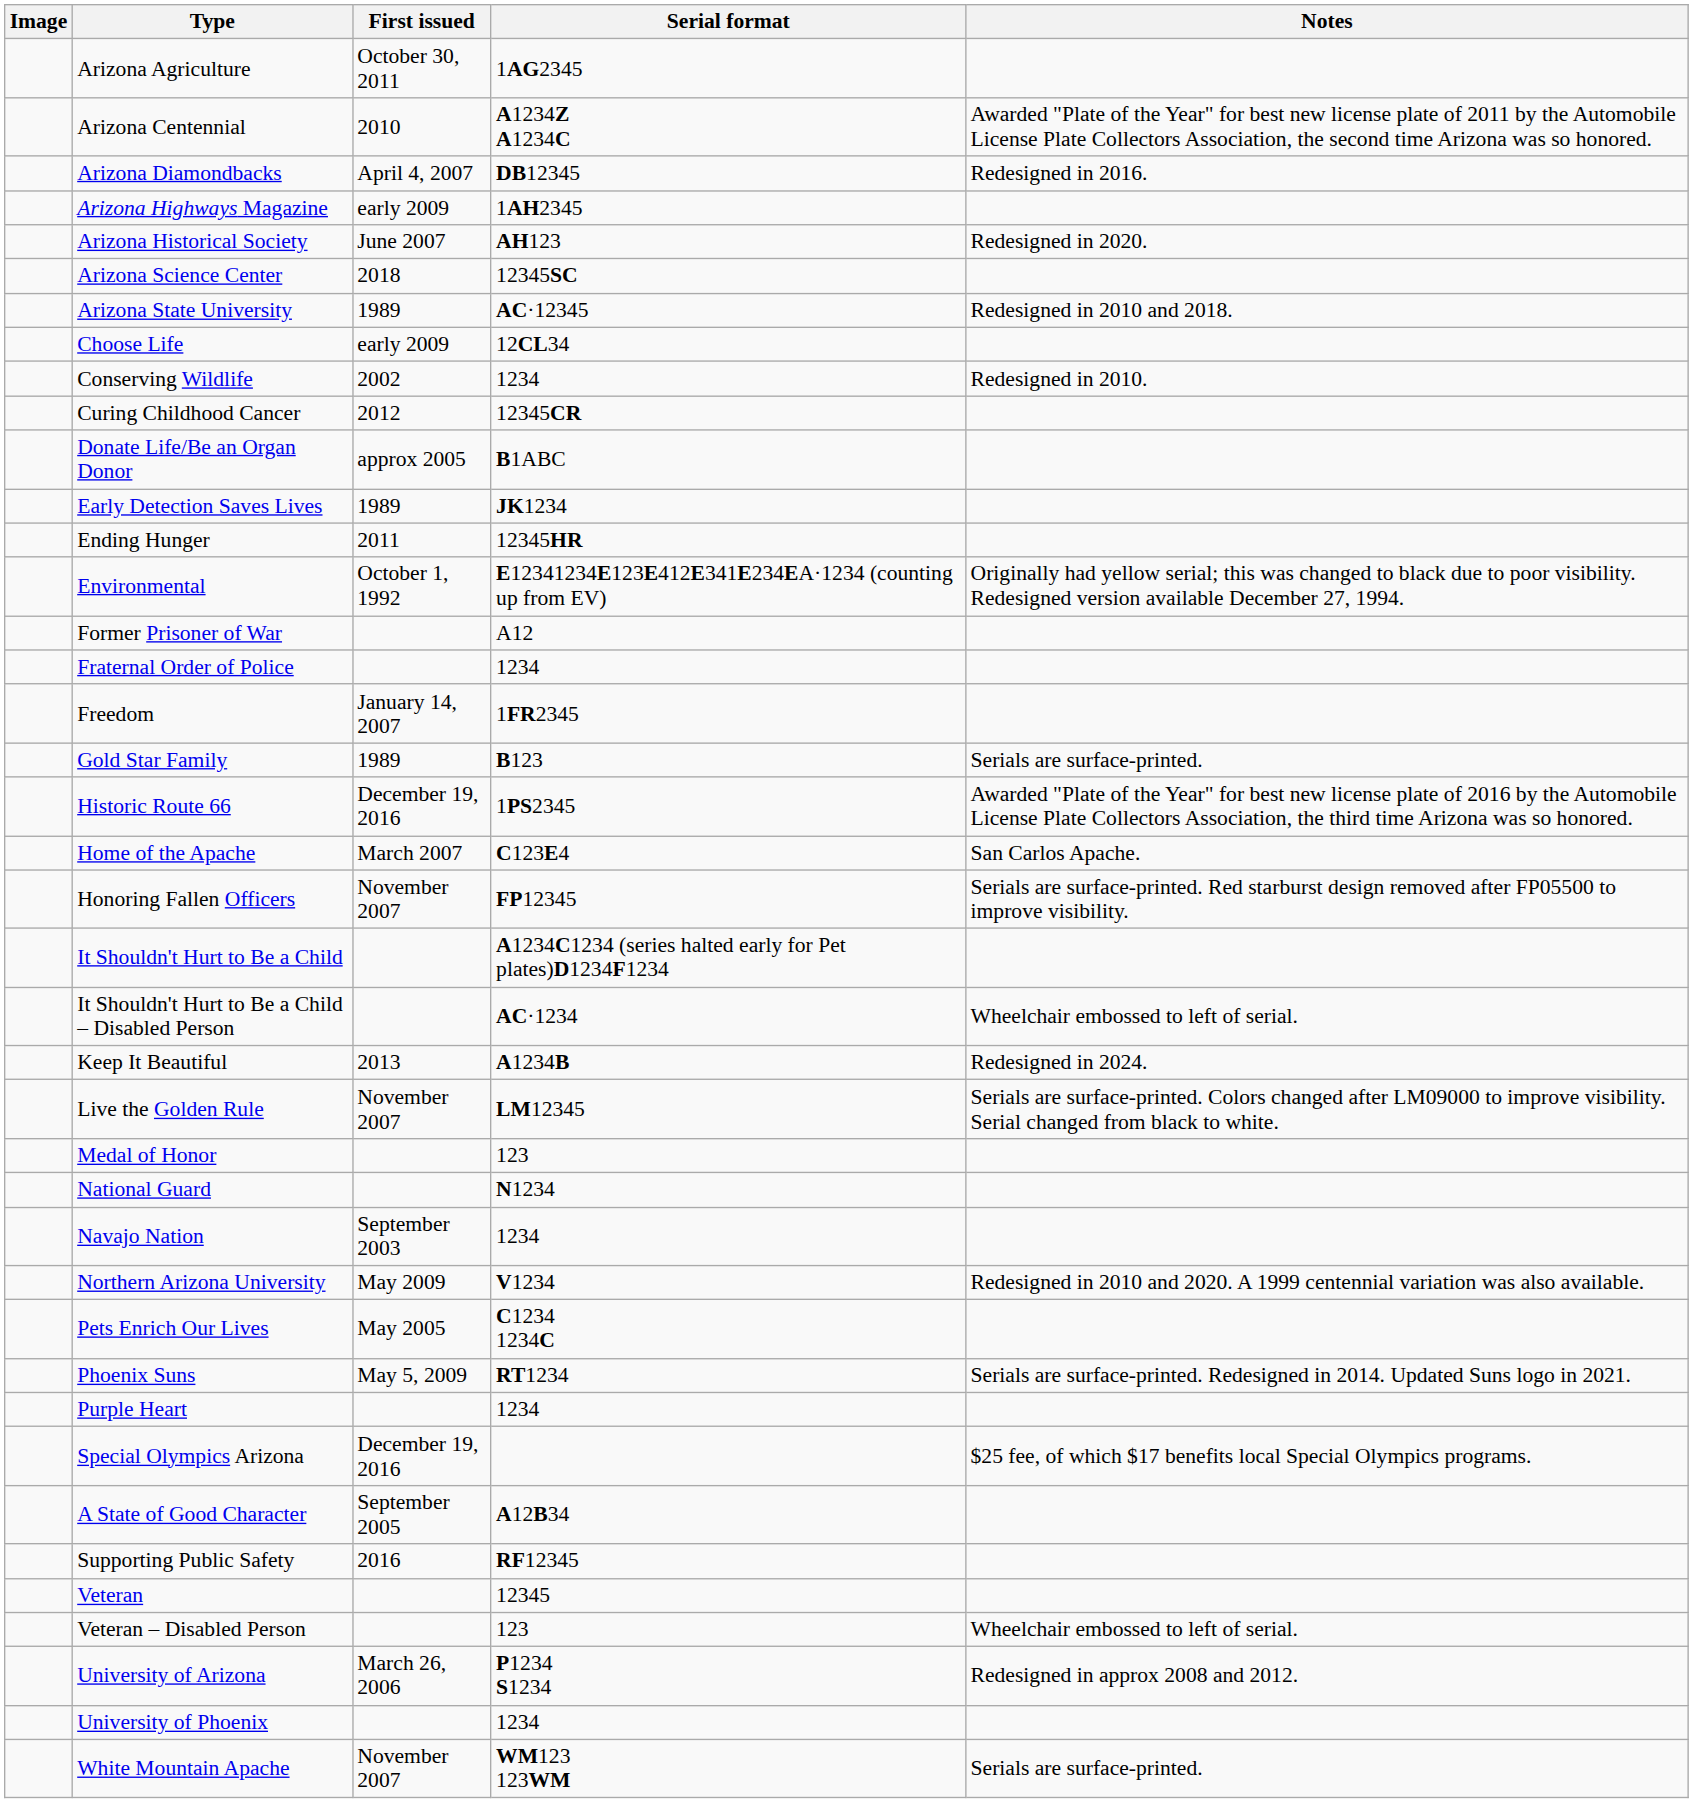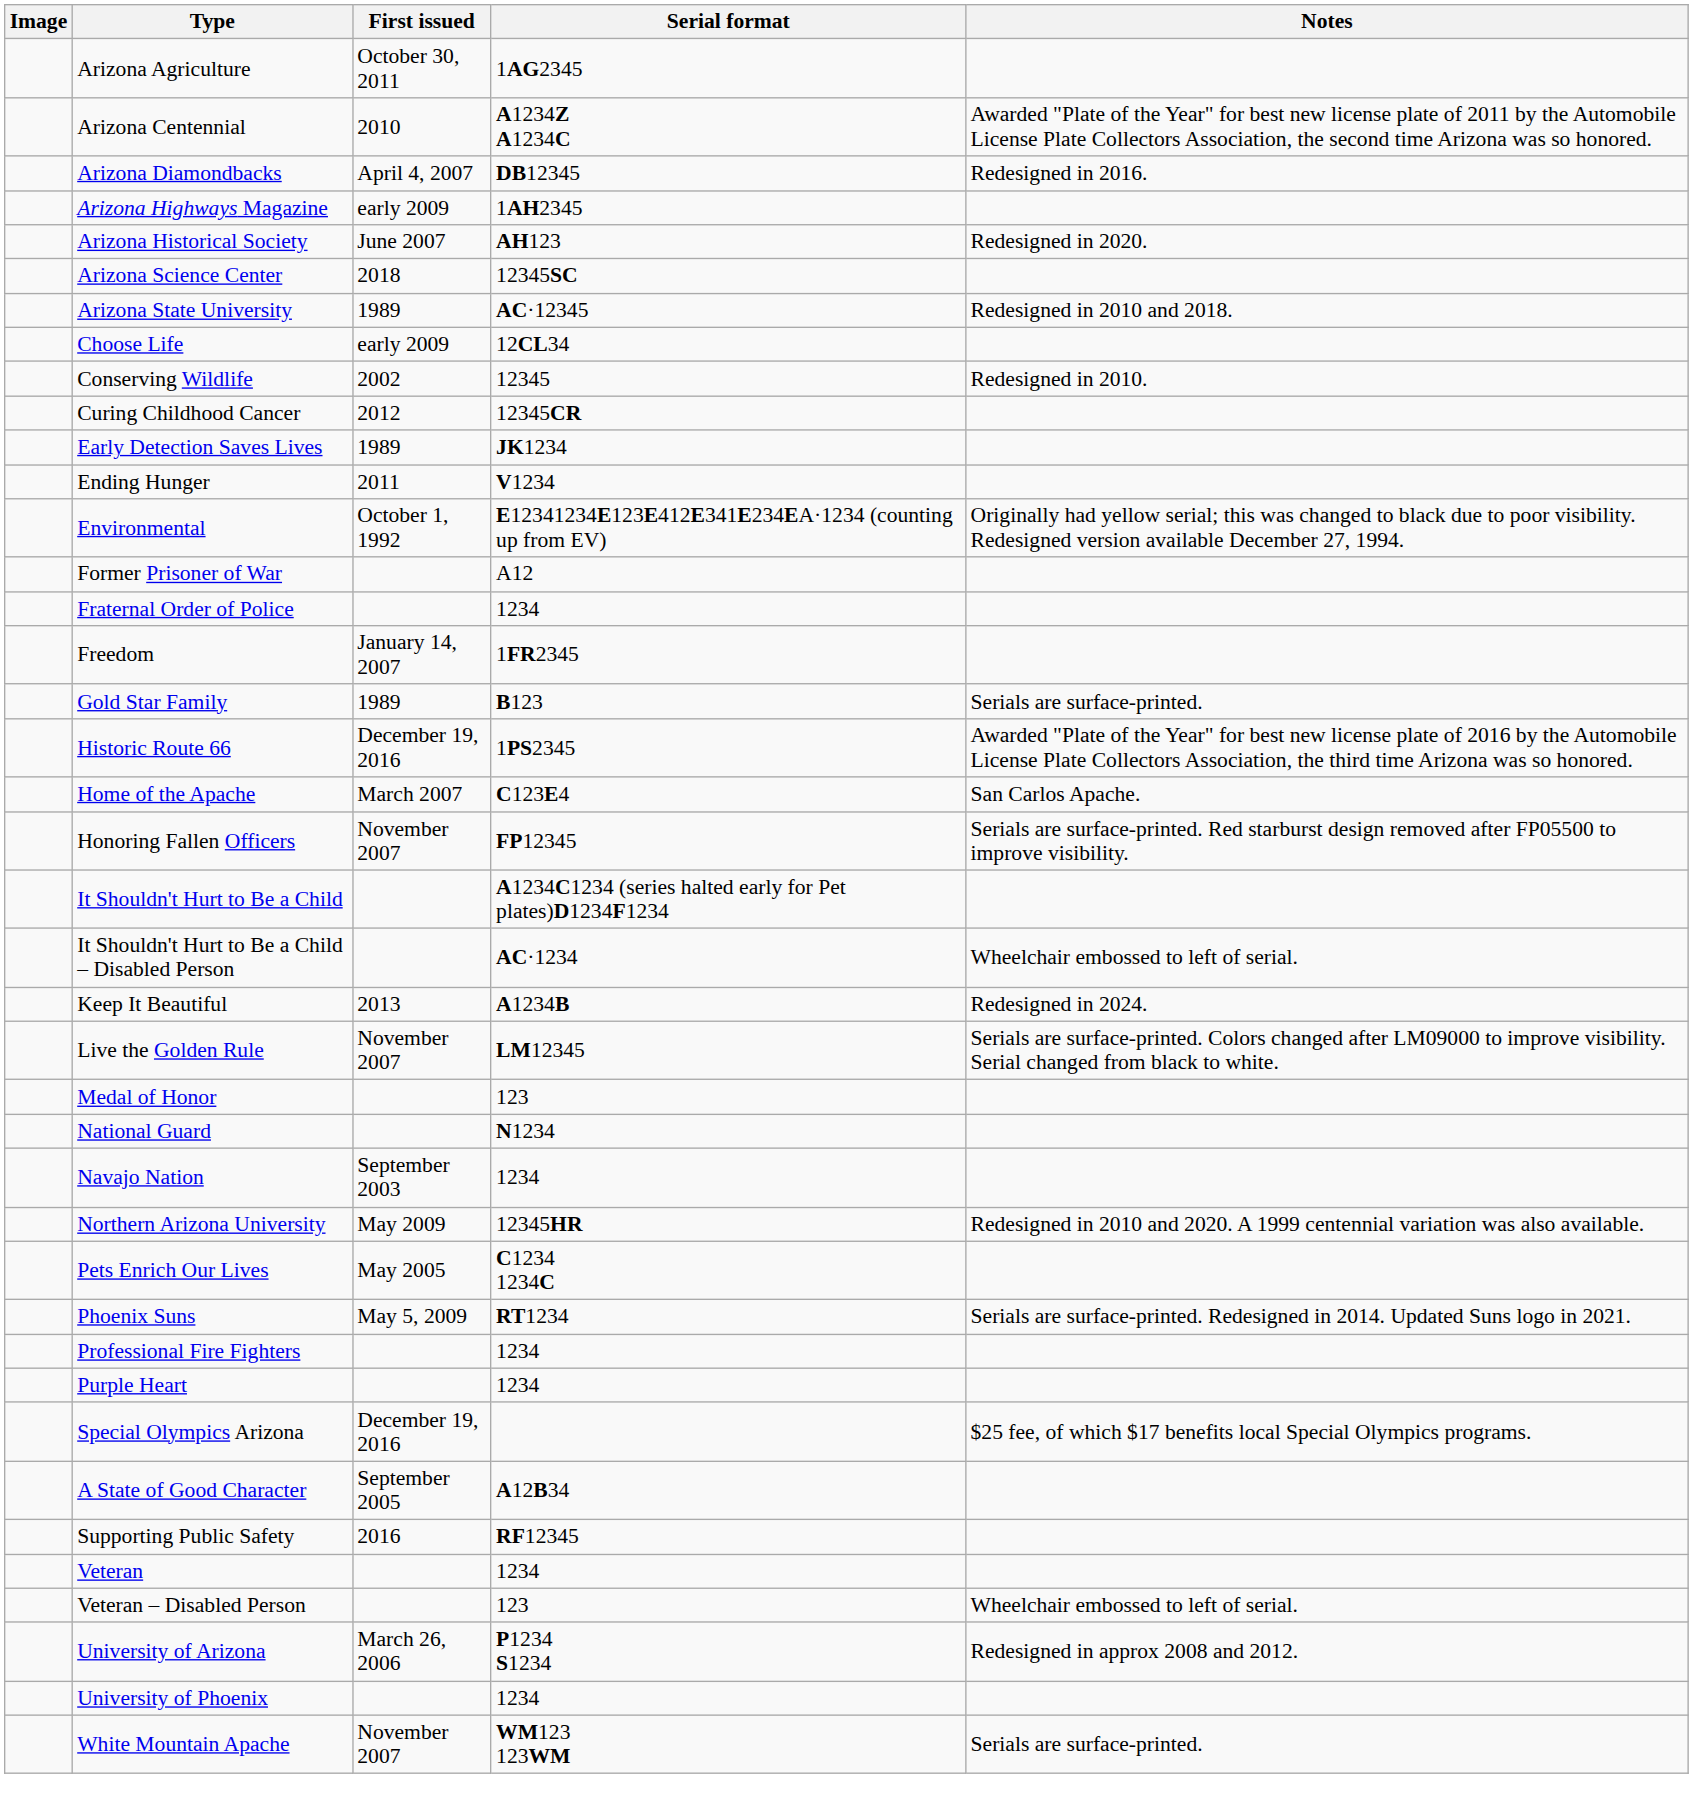(518, 378) 1234 -> (523, 378) 12345
- row: (186, 459)
(539, 539) 12345HR -> (525, 481) V1234
(525, 1282) V1234 -> (539, 1223) 12345HR
+ row: (189, 1350)
(523, 1595) 12345 -> (518, 1570) 1234
